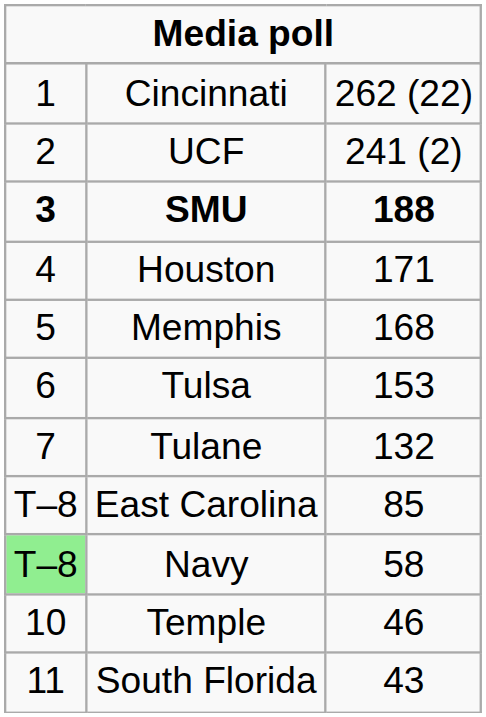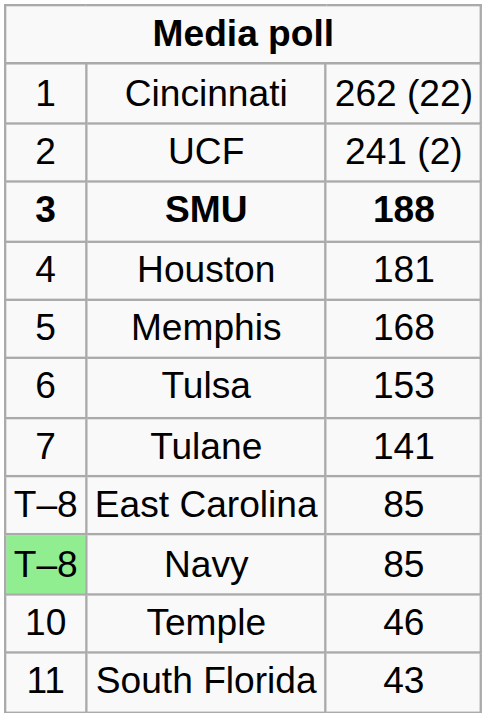(404, 269) 171 -> (404, 269) 181
(404, 446) 132 -> (404, 446) 141
(404, 563) 58 -> (404, 563) 85
